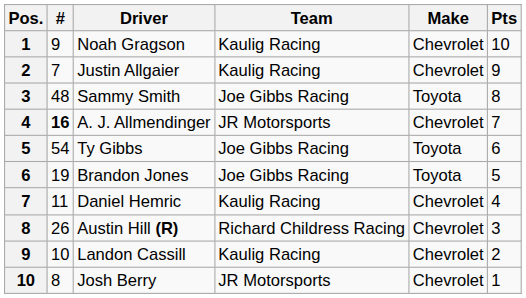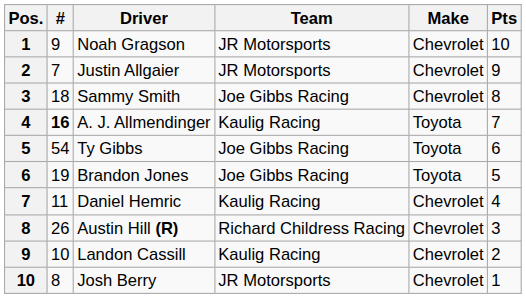(269, 44) Kaulig Racing -> (274, 44) JR Motorsports
(269, 70) Kaulig Racing -> (274, 70) JR Motorsports
(60, 97) 48 -> (60, 97) 18
(437, 97) Toyota -> (448, 97) Chevrolet
(274, 123) JR Motorsports -> (269, 123) Kaulig Racing
(448, 123) Chevrolet -> (437, 123) Toyota
